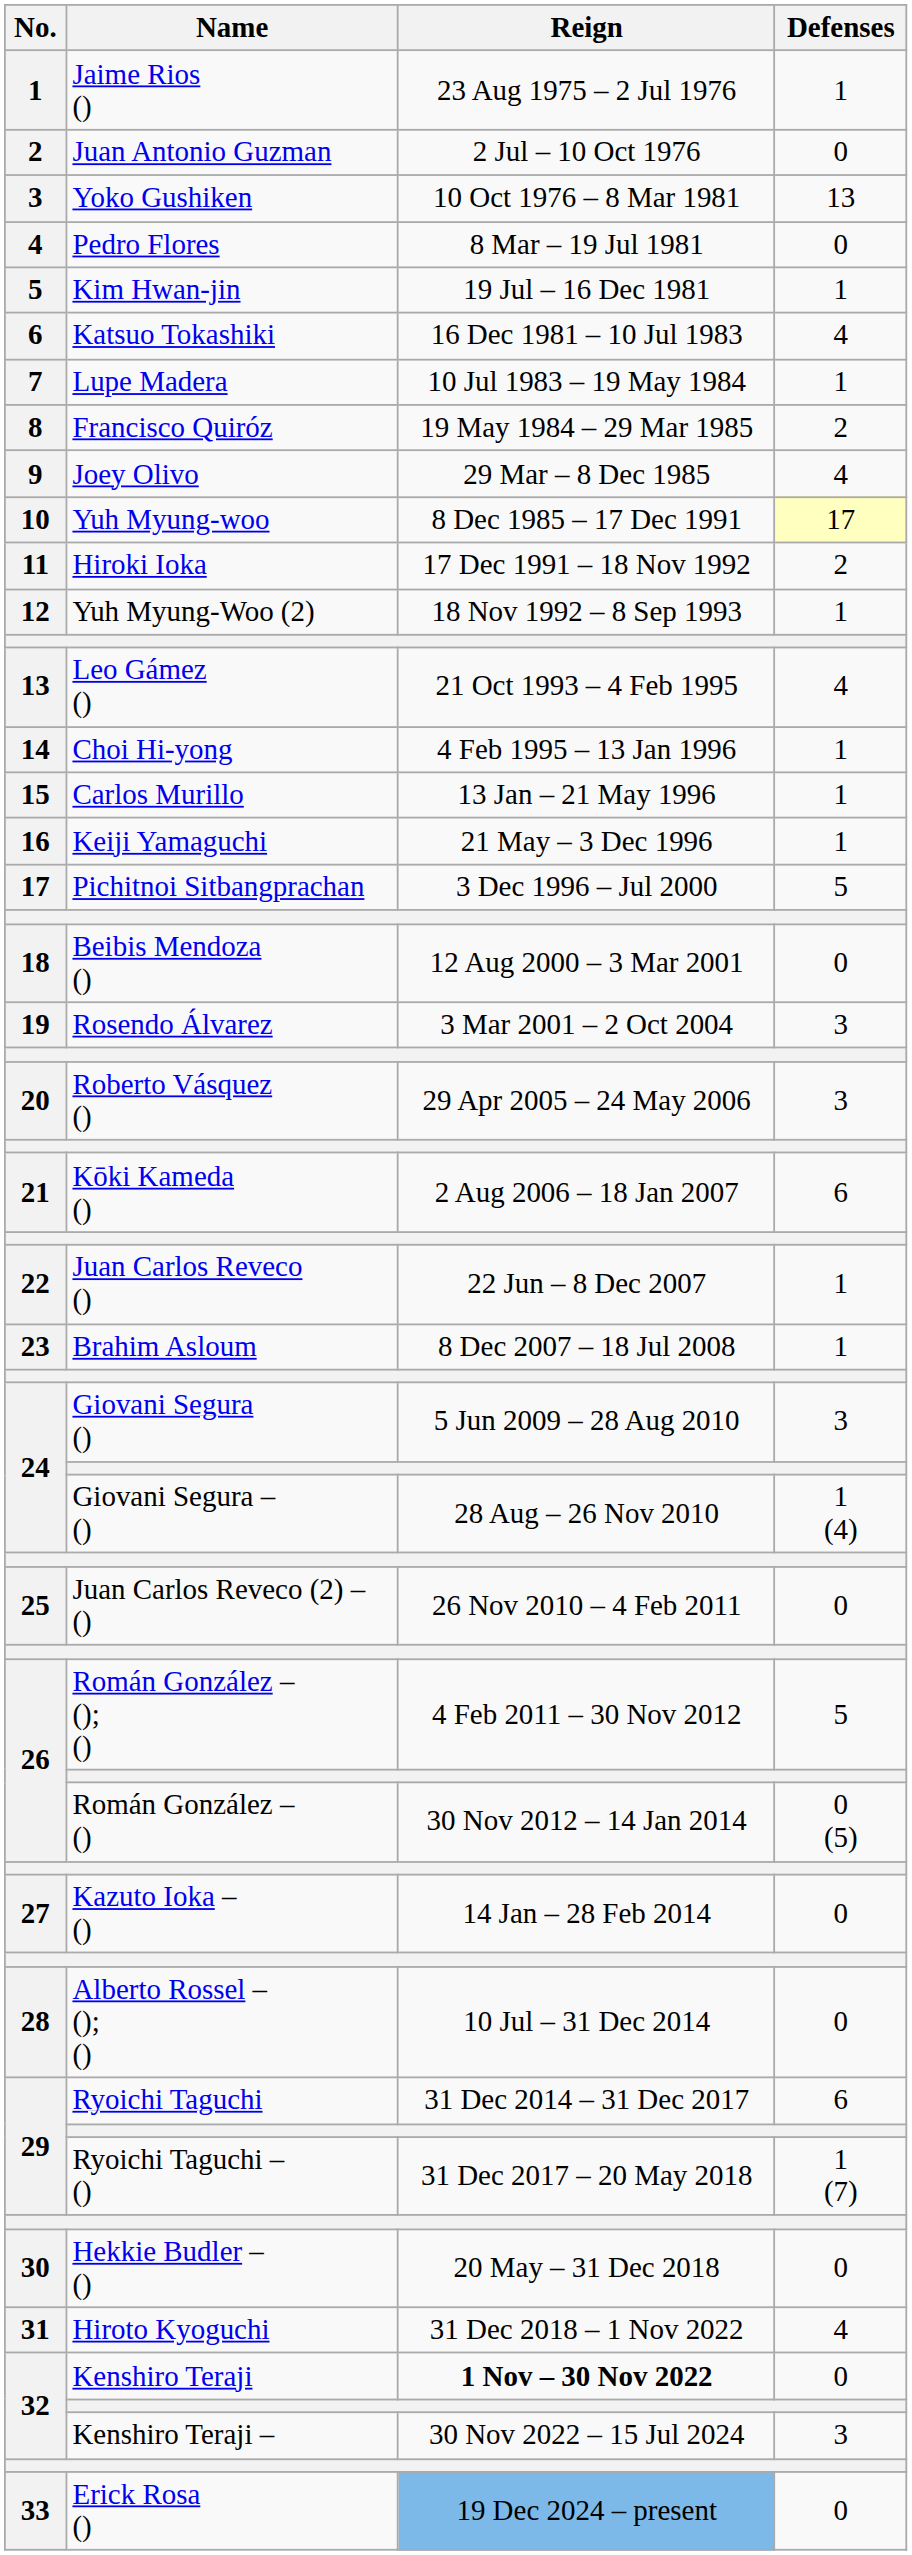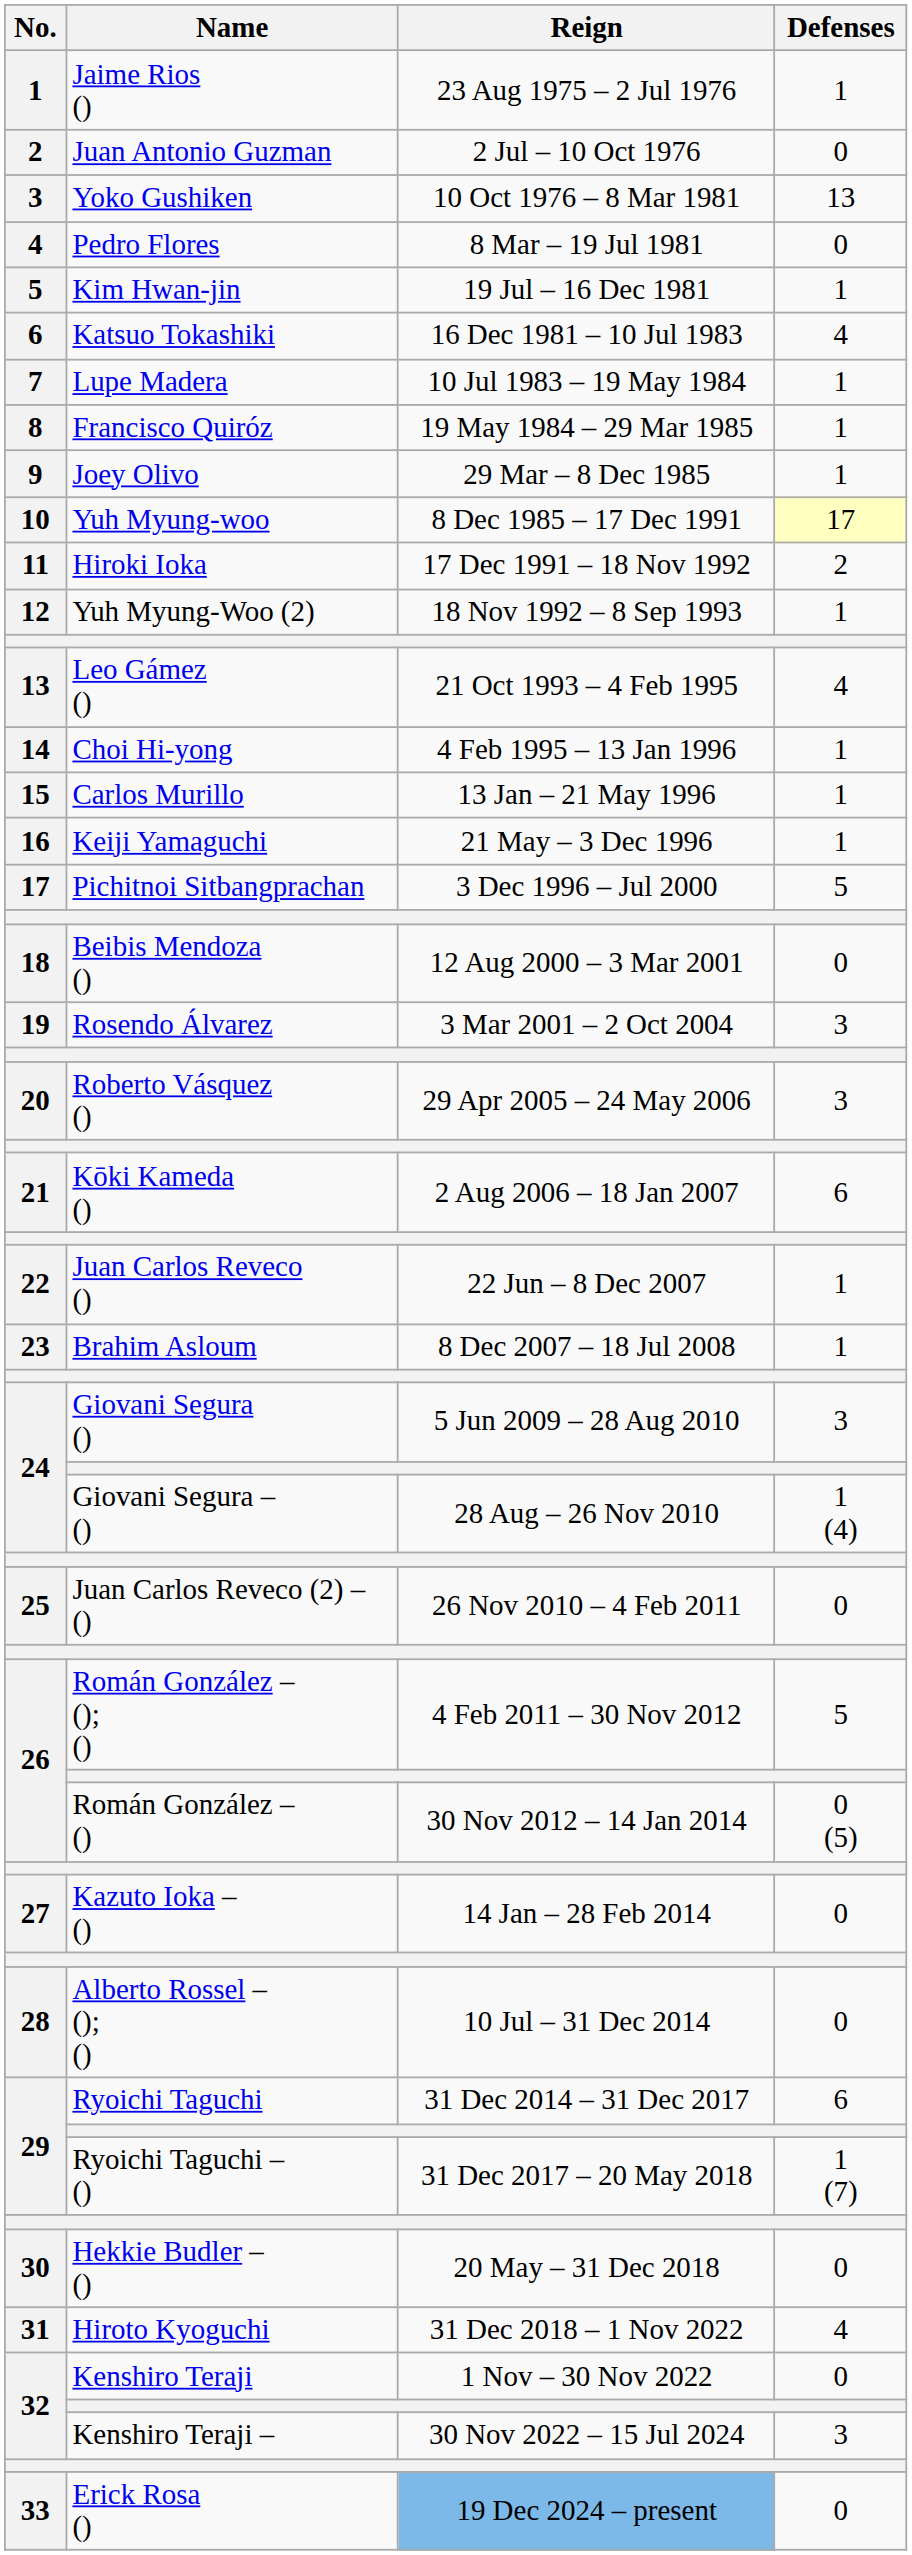(841, 427) 2 -> (841, 427) 1
(841, 473) 4 -> (841, 473) 1
(587, 2375) bold -> (587, 2375) normal
